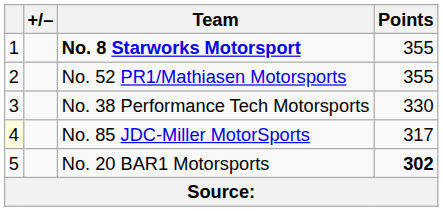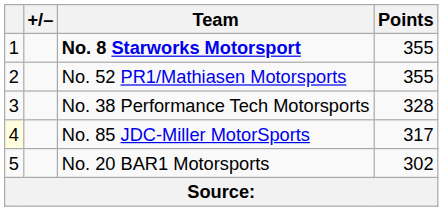(418, 106) 330 -> (418, 106) 328
(418, 164) bold -> (418, 164) normal
